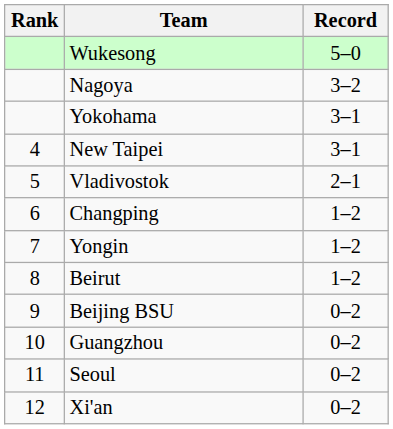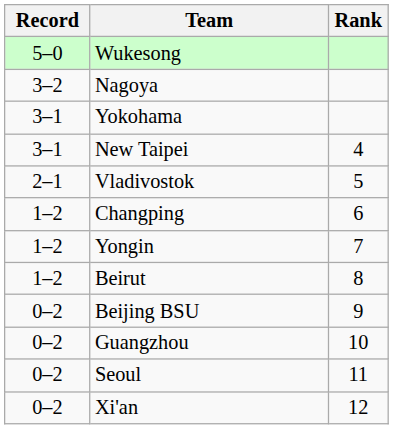columns swapped: (35, 20) <-> (346, 20)
